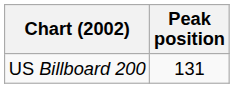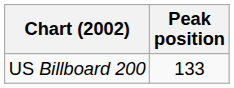(190, 68) 131 -> (190, 68) 133
